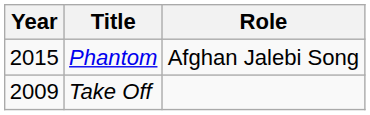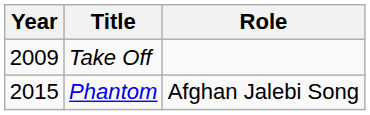rows swapped: (110, 92) <-> (113, 57)
